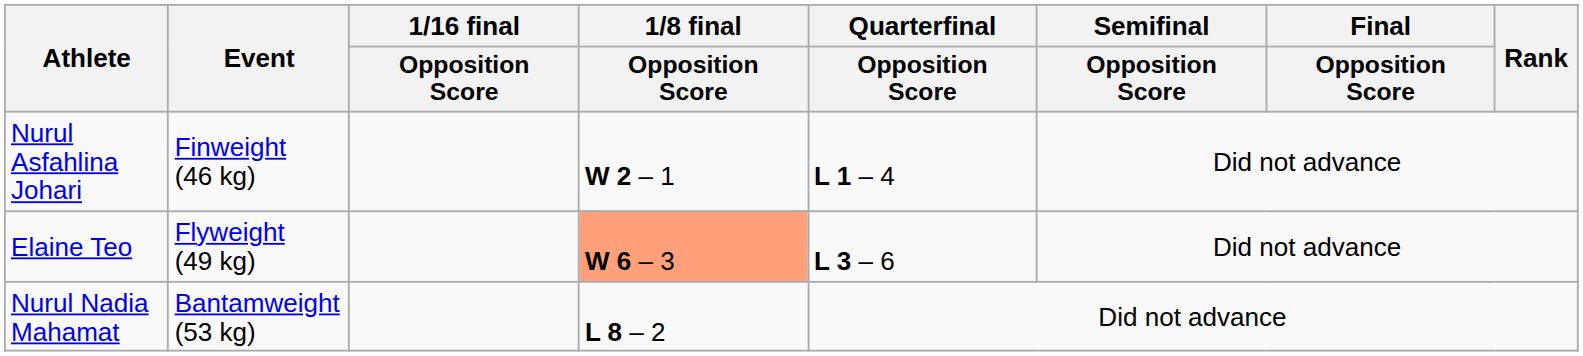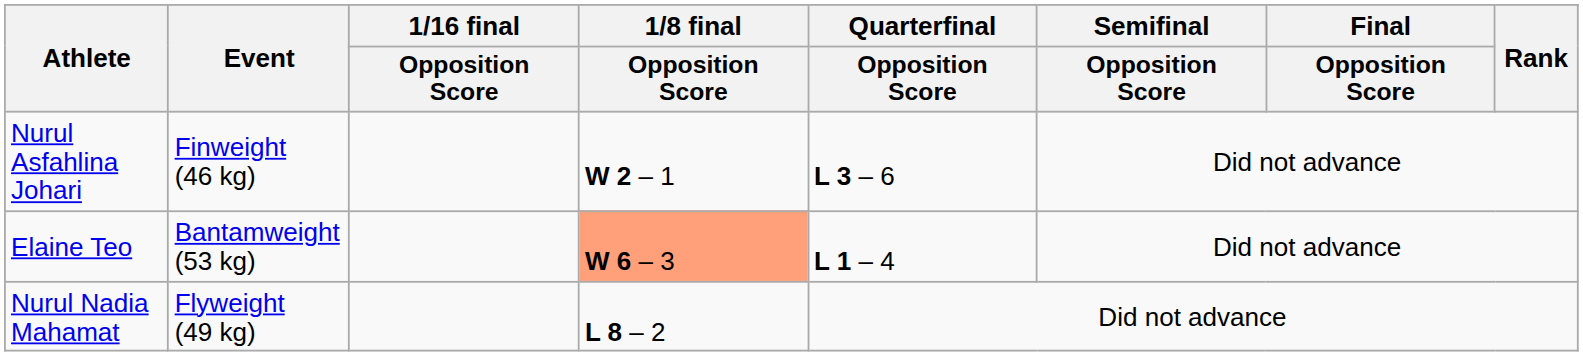(854, 177) L 1 – 4 -> (854, 177) L 3 – 6
(230, 247) Flyweight (49 kg) -> (257, 247) Bantamweight (53 kg)
(854, 261) L 3 – 6 -> (854, 261) L 1 – 4
(257, 317) Bantamweight (53 kg) -> (230, 317) Flyweight (49 kg)
